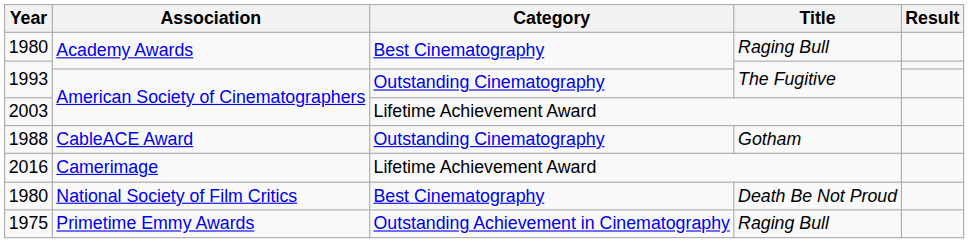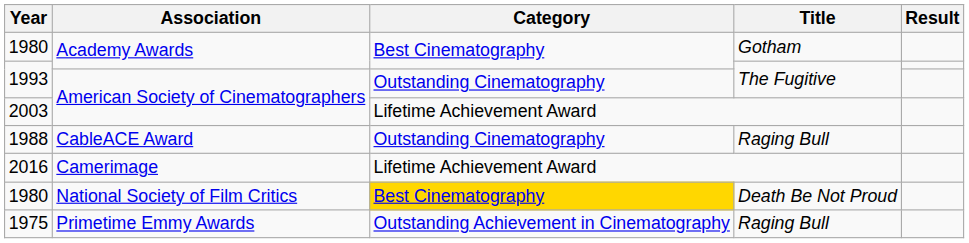(784, 46) Raging Bull -> (770, 46) Gotham
(770, 139) Gotham -> (784, 139) Raging Bull
(459, 195) no background -> (459, 195) gold background
